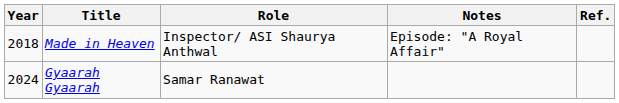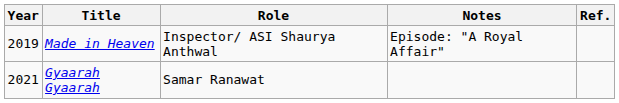(23, 44) 2018 -> (23, 44) 2019
(23, 80) 2024 -> (23, 80) 2021
